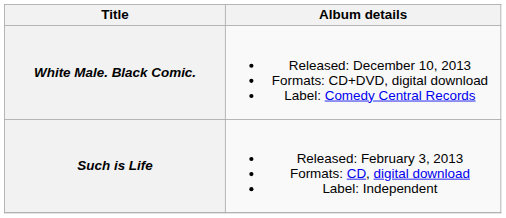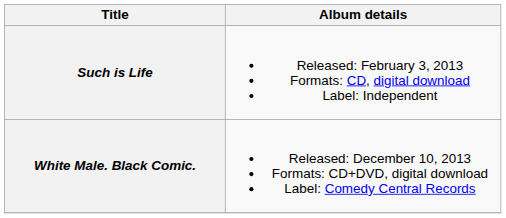rows swapped: (115, 166) <-> (115, 72)
